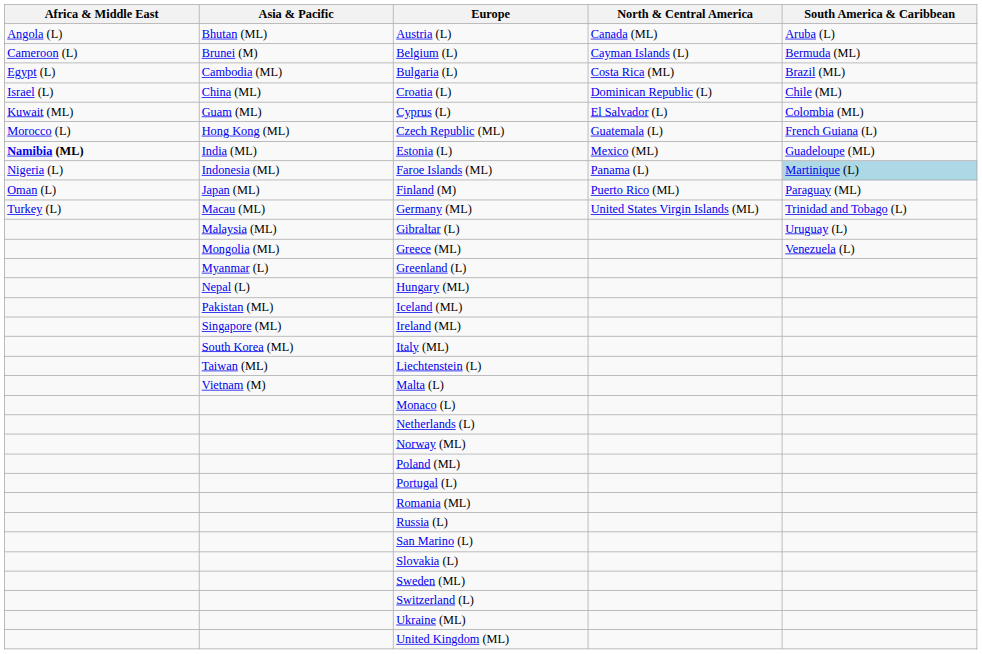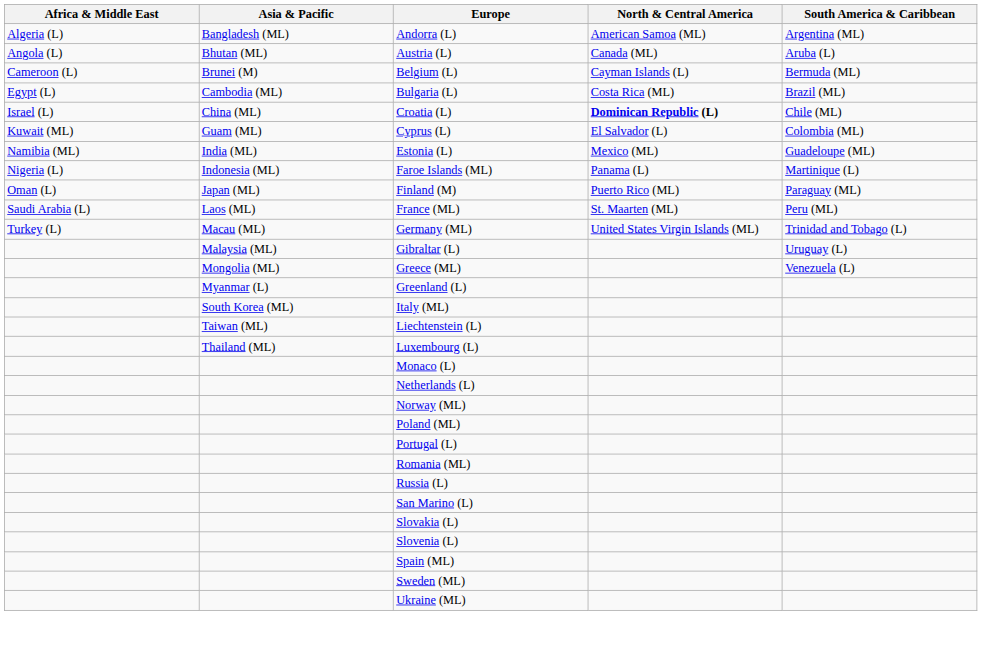+ row: (426, 33)
(651, 92) normal -> (654, 111) bold
- row: (450, 131)
(45, 151) bold -> (43, 151) normal
(822, 170) lightblue background -> (822, 170) no background
+ row: (428, 209)
- row: (433, 287)
- row: (429, 307)
- row: (429, 326)
+ row: (437, 346)
- row: (420, 385)
+ row: (427, 541)
+ row: (425, 561)
- row: (435, 600)
- row: (453, 639)
